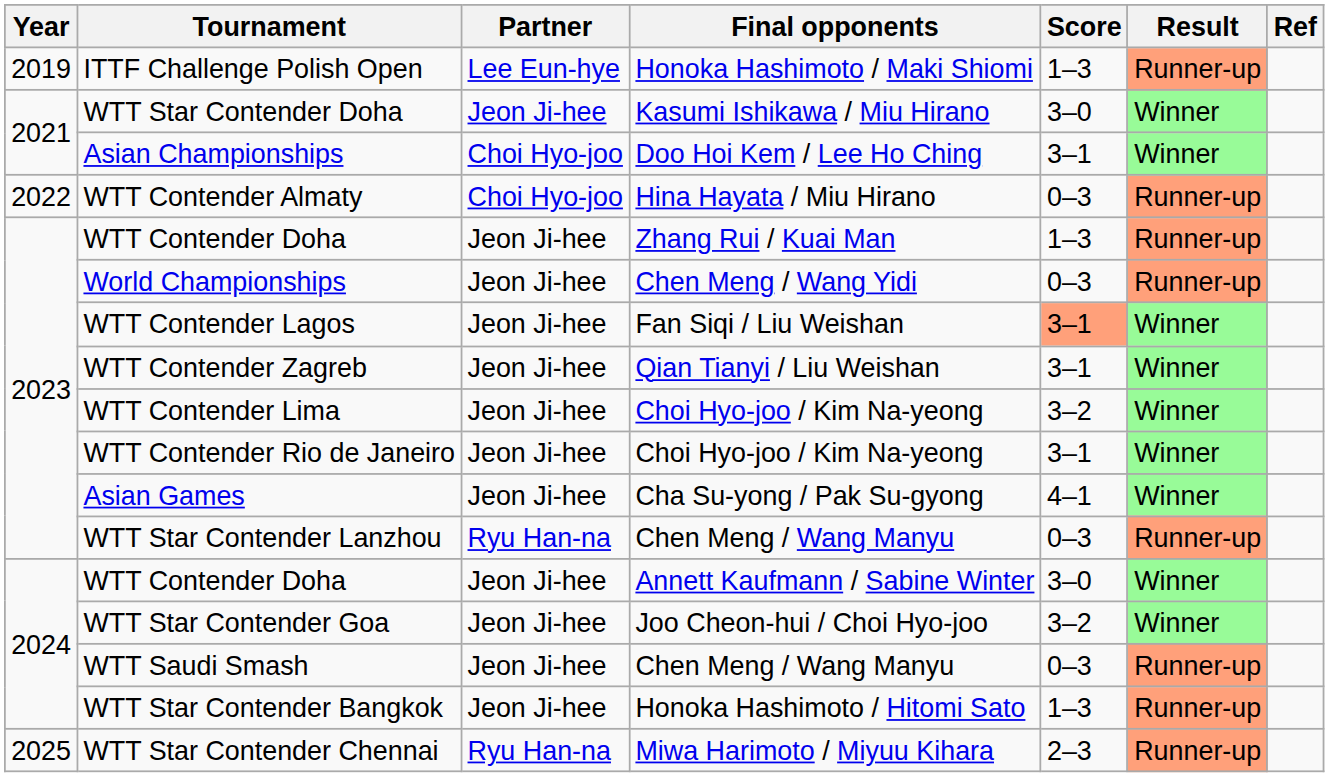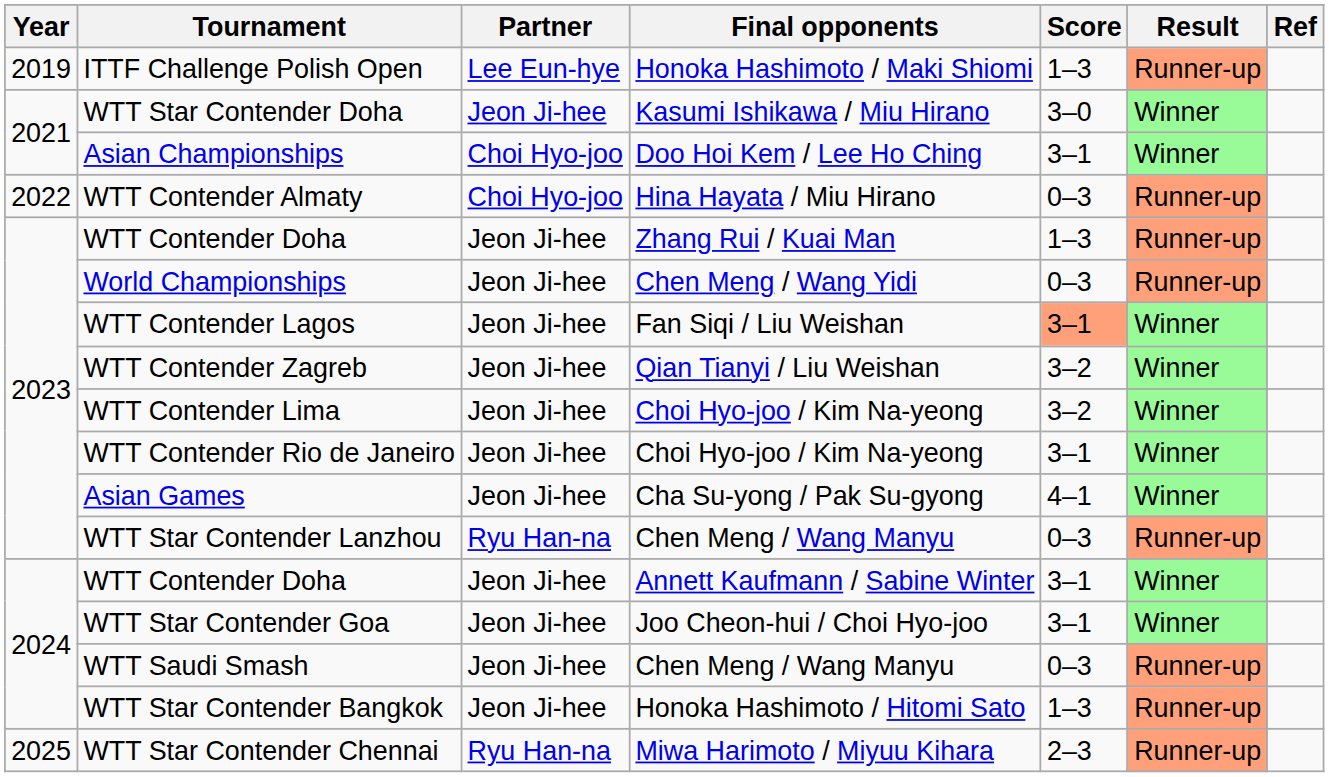(1069, 367) 3–1 -> (1069, 367) 3–2
(1069, 580) 3–0 -> (1069, 580) 3–1
(1069, 623) 3–2 -> (1069, 623) 3–1
